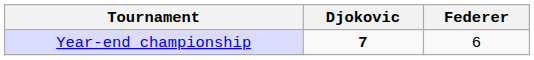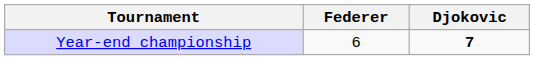columns swapped: (363, 17) <-> (477, 17)
